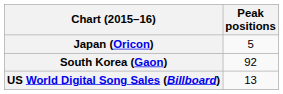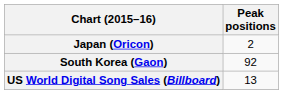(251, 44) 5 -> (251, 44) 2
